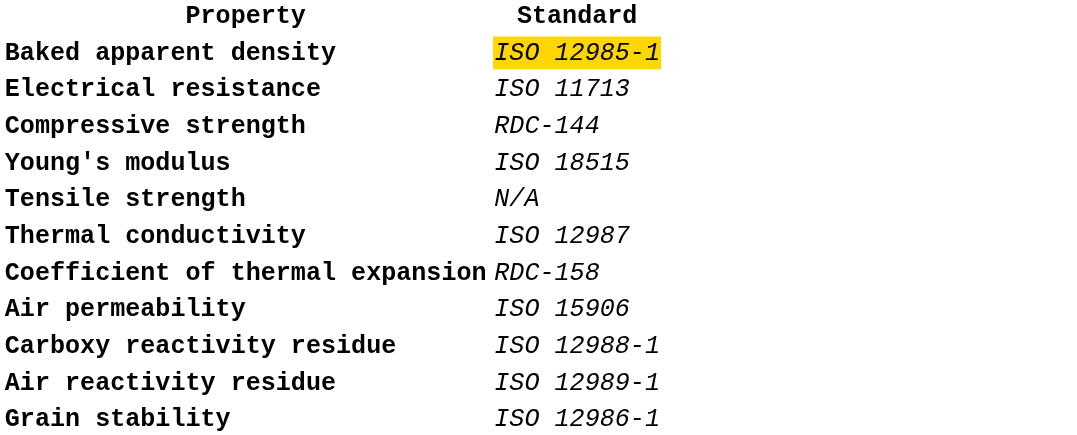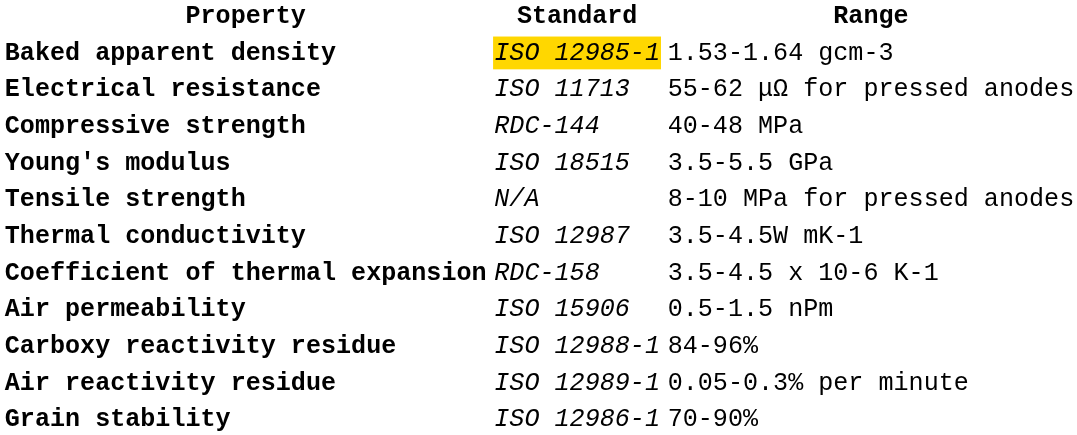+ column: (871, 16)
